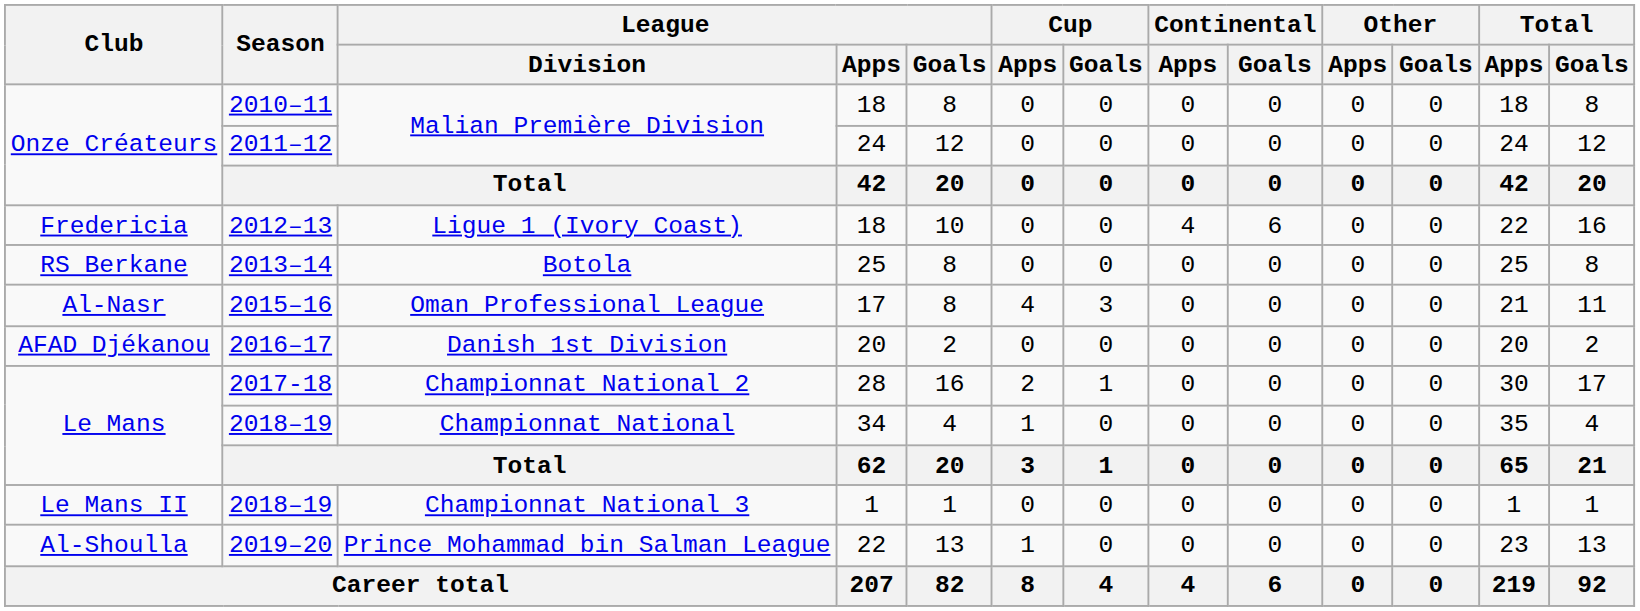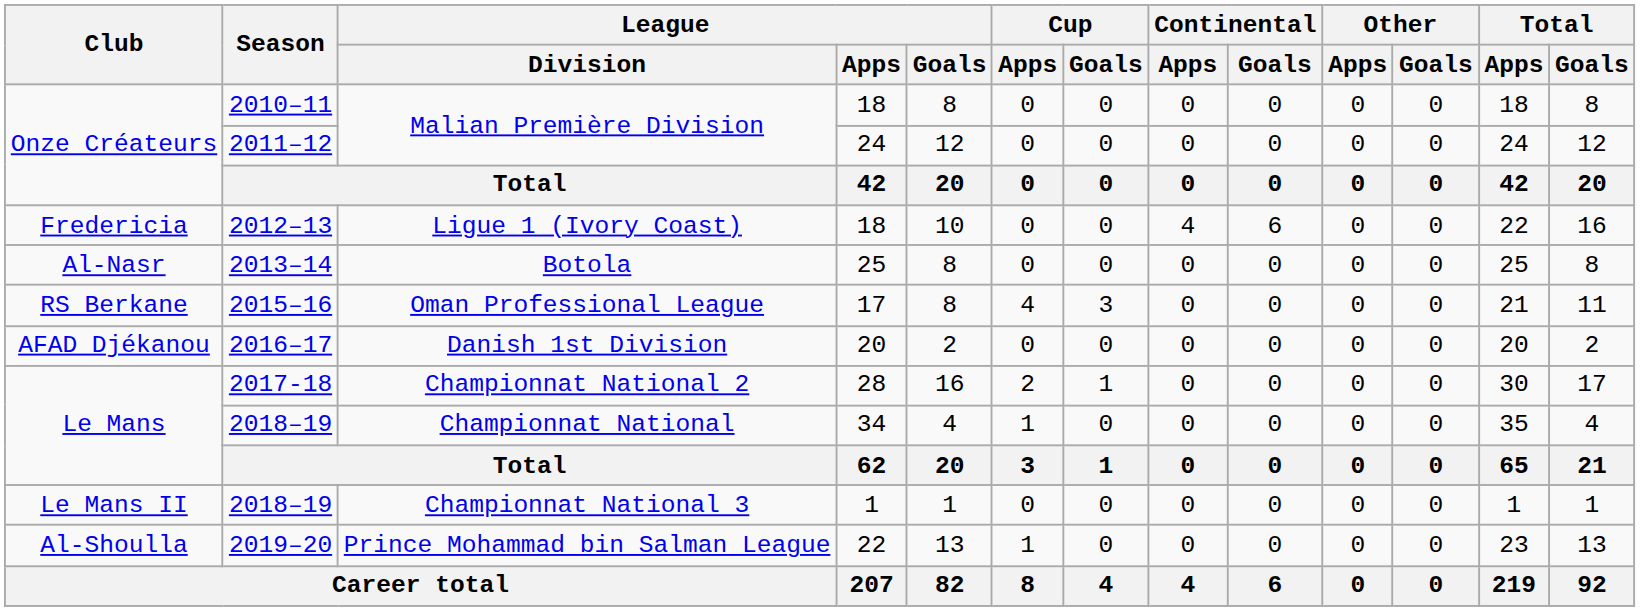(114, 265) RS Berkane -> (114, 265) Al-Nasr
(114, 305) Al-Nasr -> (114, 305) RS Berkane
